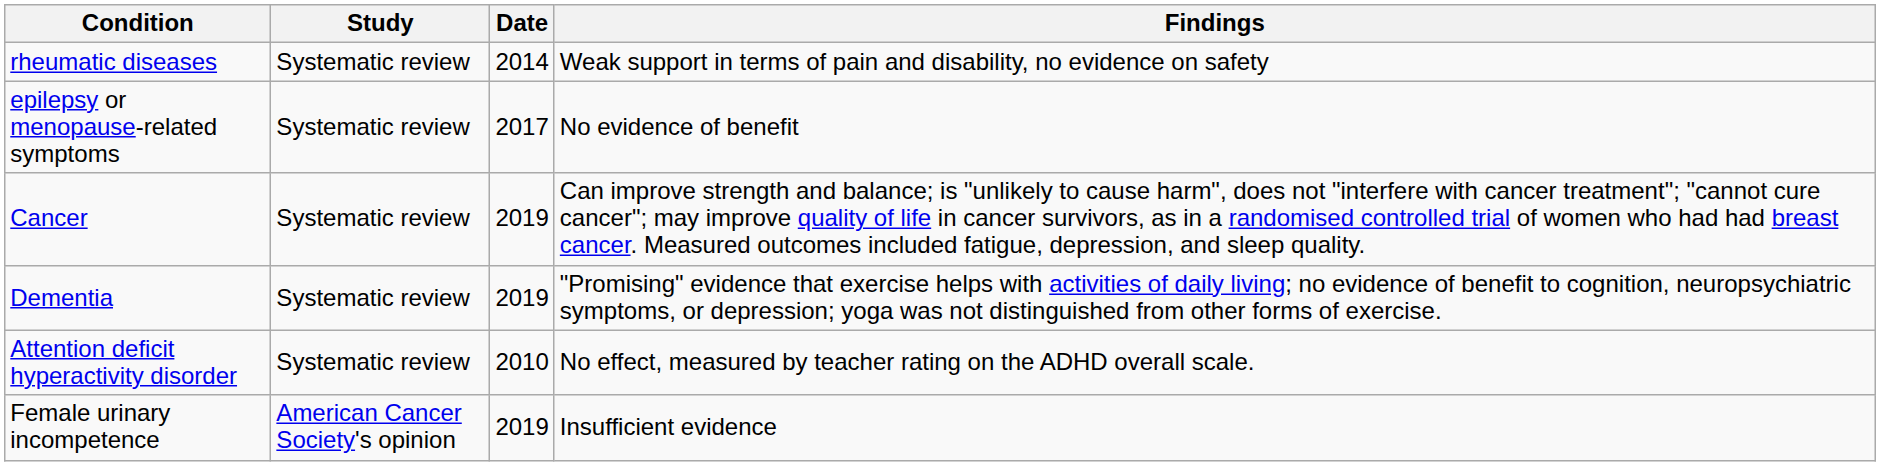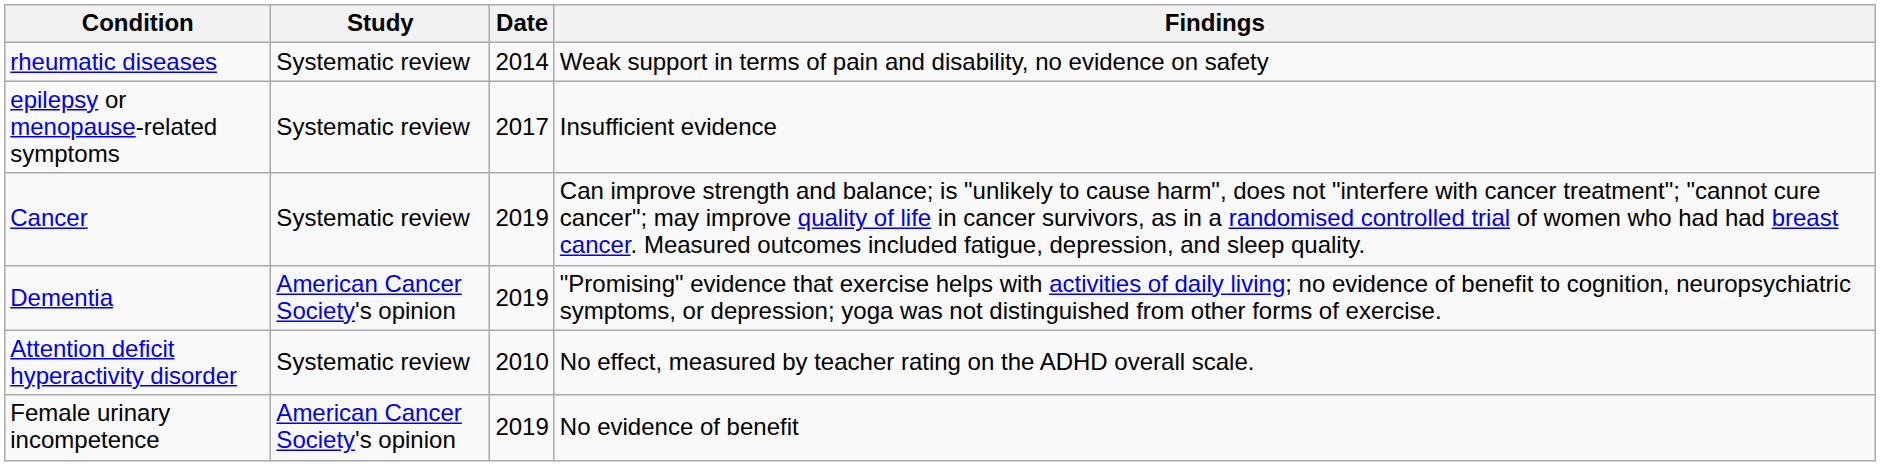(679, 126) No evidence of benefit -> (668, 126) Insufficient evidence
(373, 297) Systematic review -> (369, 297) American Cancer Society's opinion
(668, 427) Insufficient evidence -> (679, 427) No evidence of benefit
